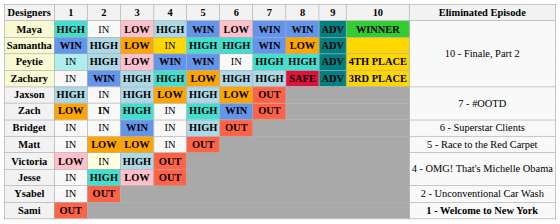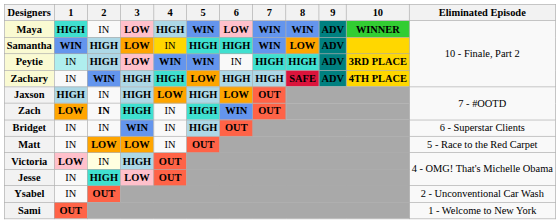(378, 62) 4TH PLACE -> (378, 62) 3RD PLACE
(378, 78) 3RD PLACE -> (378, 78) 4TH PLACE
(482, 210) bold -> (482, 210) normal
